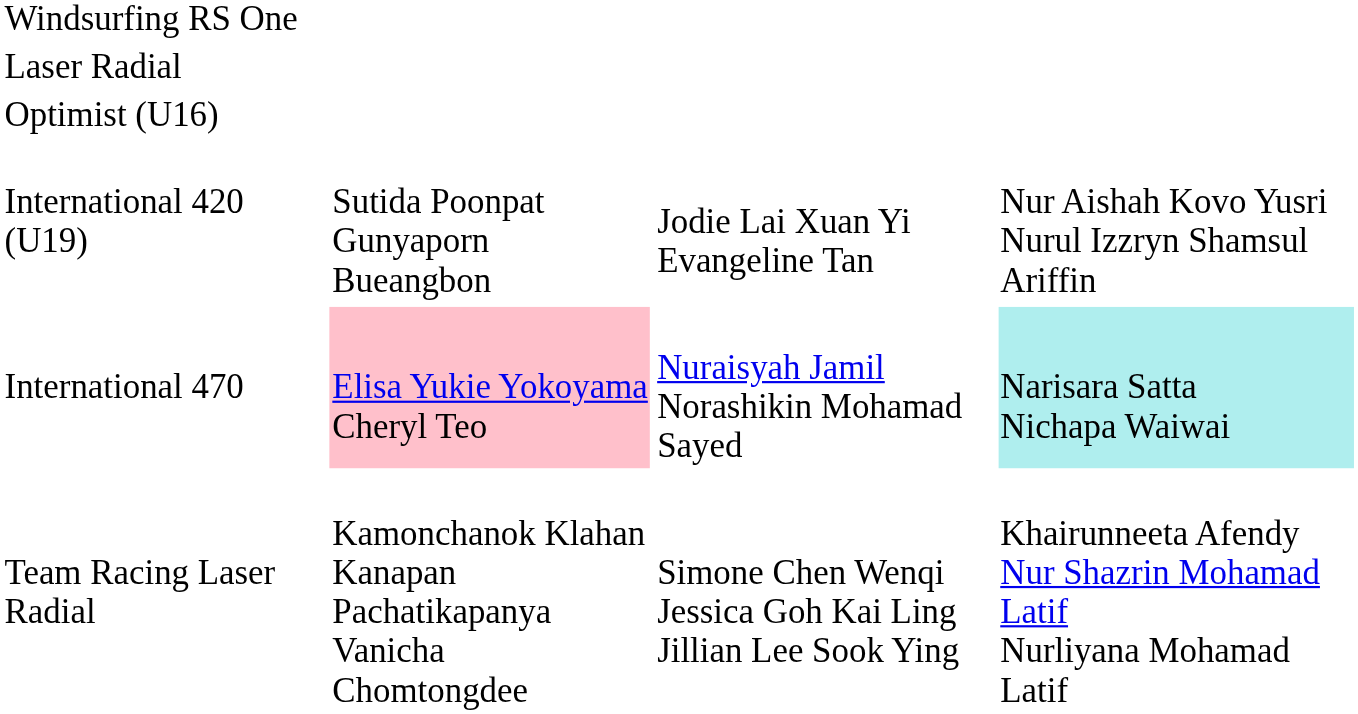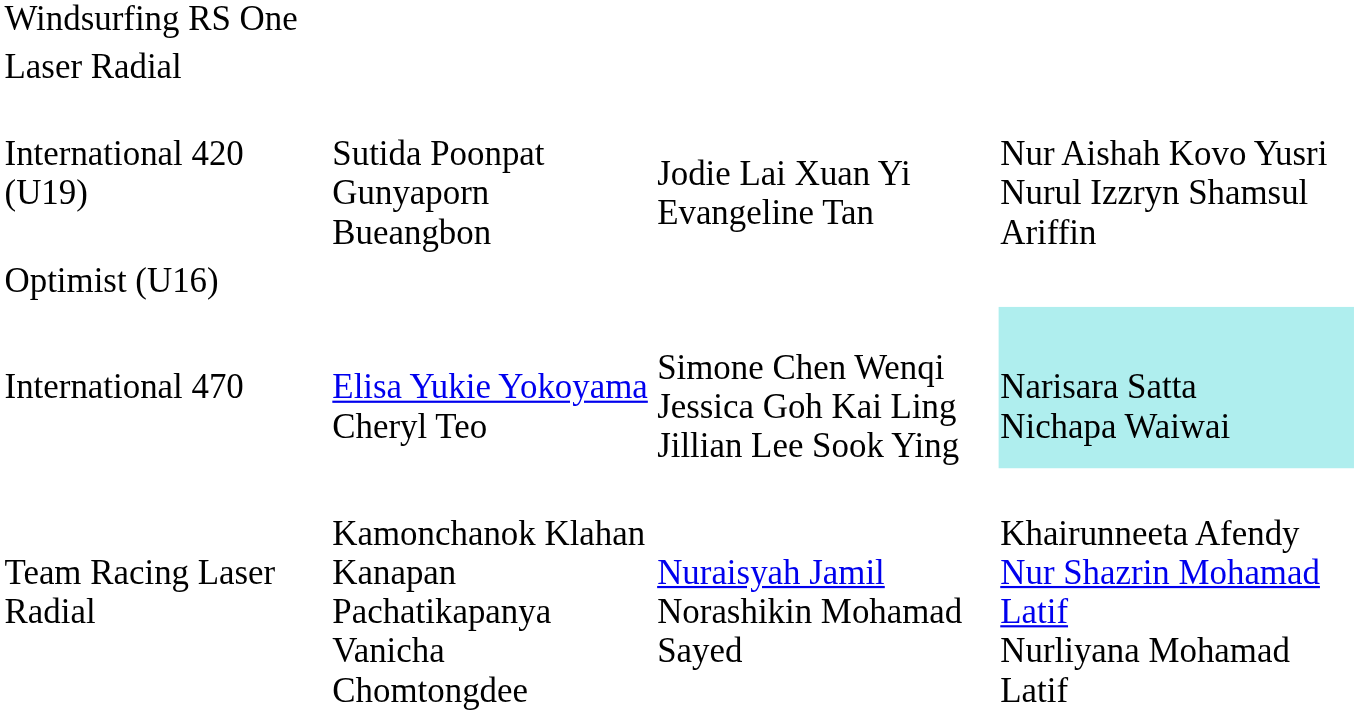rows swapped: (112, 114) <-> (124, 221)
(490, 406) pink background -> (490, 406) no background
(810, 406) Nuraisyah Jamil Norashikin Mohamad Sayed -> (808, 406) Simone Chen Wenqi Jessica Goh Kai Ling Jillian Lee Sook Ying
(808, 611) Simone Chen Wenqi Jessica Goh Kai Ling Jillian Lee Sook Ying -> (810, 611) Nuraisyah Jamil Norashikin Mohamad Sayed
